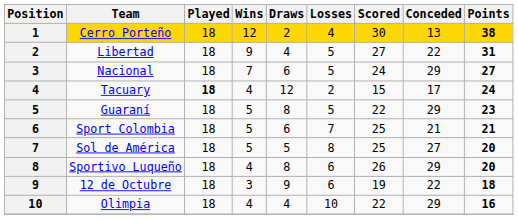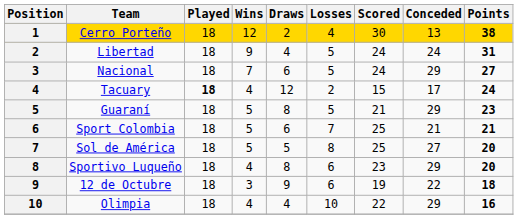(379, 52) 27 -> (379, 52) 24
(434, 52) 22 -> (434, 52) 24
(379, 109) 22 -> (379, 109) 21
(379, 167) 26 -> (379, 167) 23
